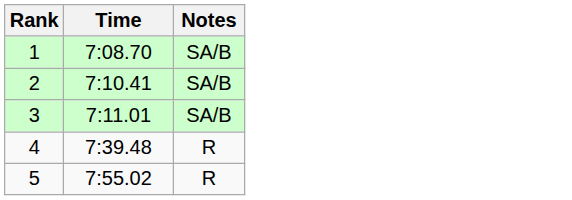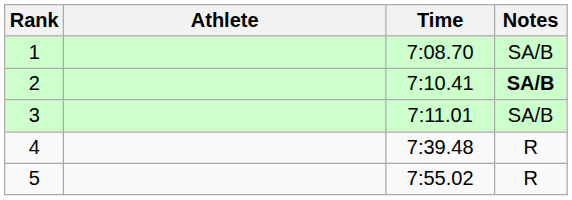+ column: (225, 20)
(209, 83) normal -> (531, 83) bold
